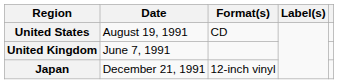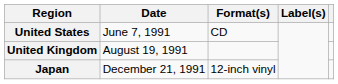(145, 32) August 19, 1991 -> (136, 32) June 7, 1991
(136, 50) June 7, 1991 -> (145, 50) August 19, 1991
